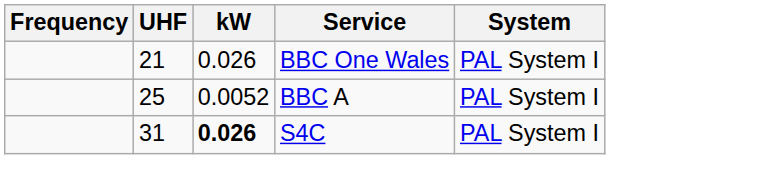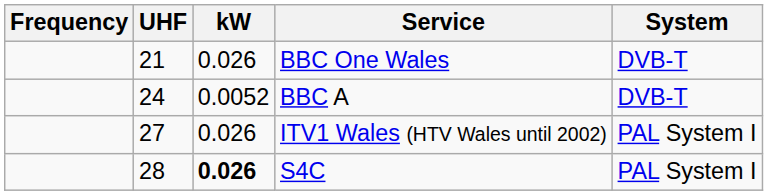(529, 60) PAL System I -> (653, 60) DVB-T
(152, 97) 25 -> (152, 97) 24
(529, 97) PAL System I -> (653, 97) DVB-T
+ row: (443, 134)
(152, 134) 31 -> (152, 171) 28
